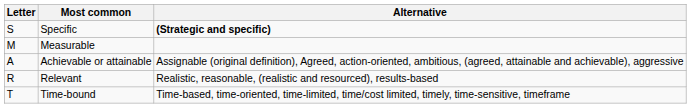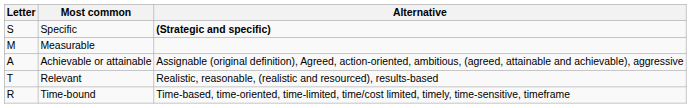(10, 78) R -> (10, 78) T
(10, 95) T -> (10, 95) R
